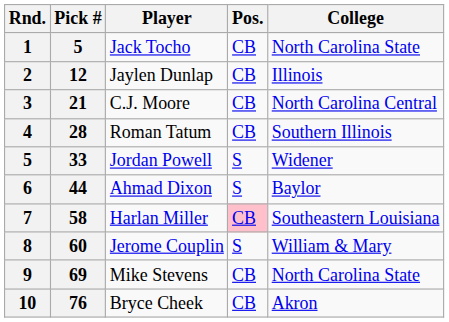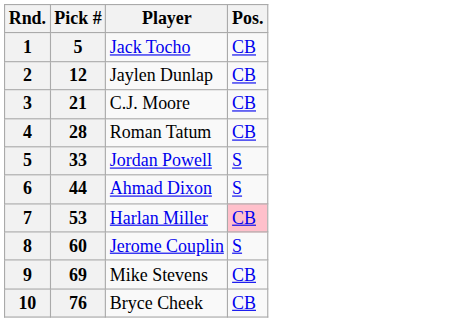- column: (356, 18)
(78, 217) 58 -> (78, 217) 53
